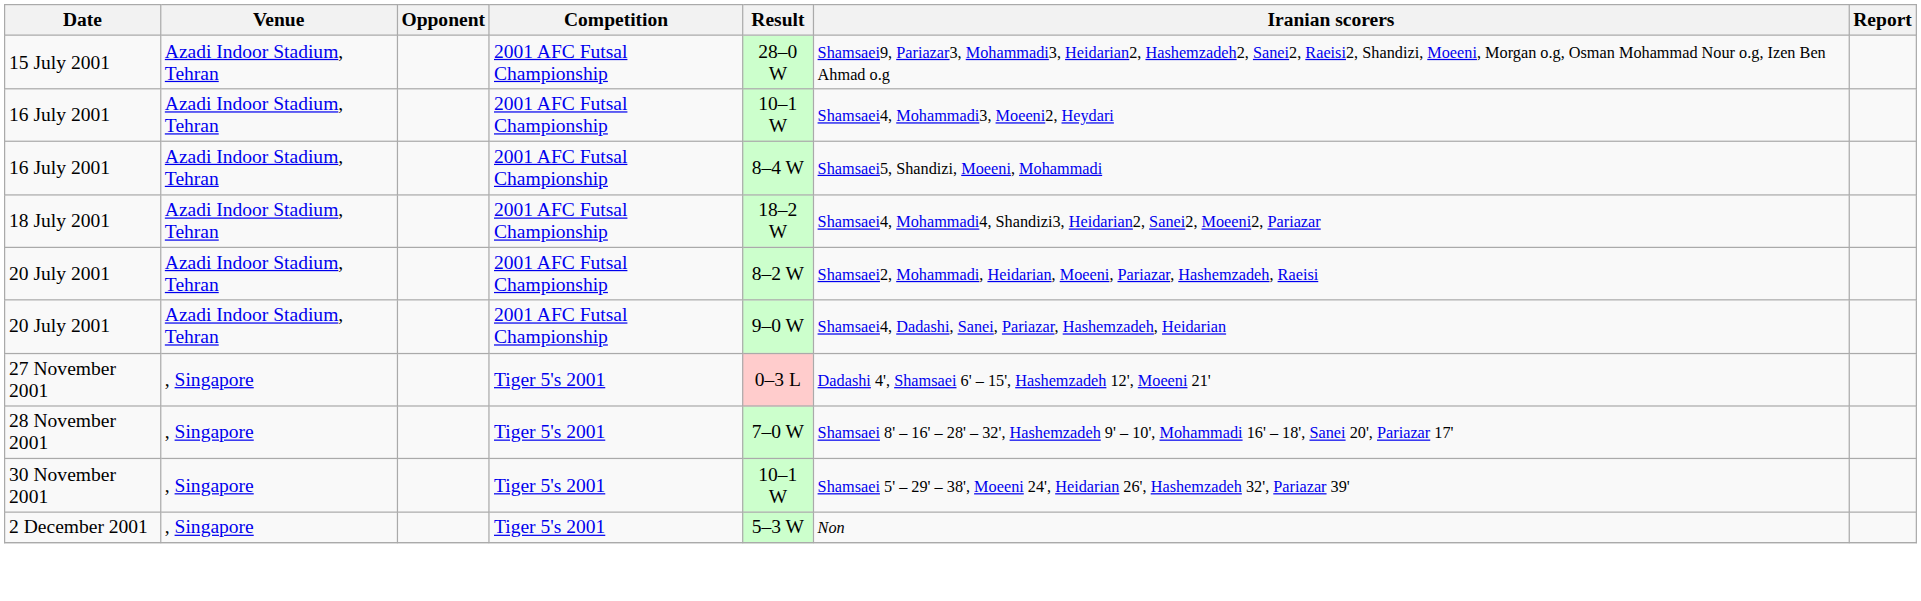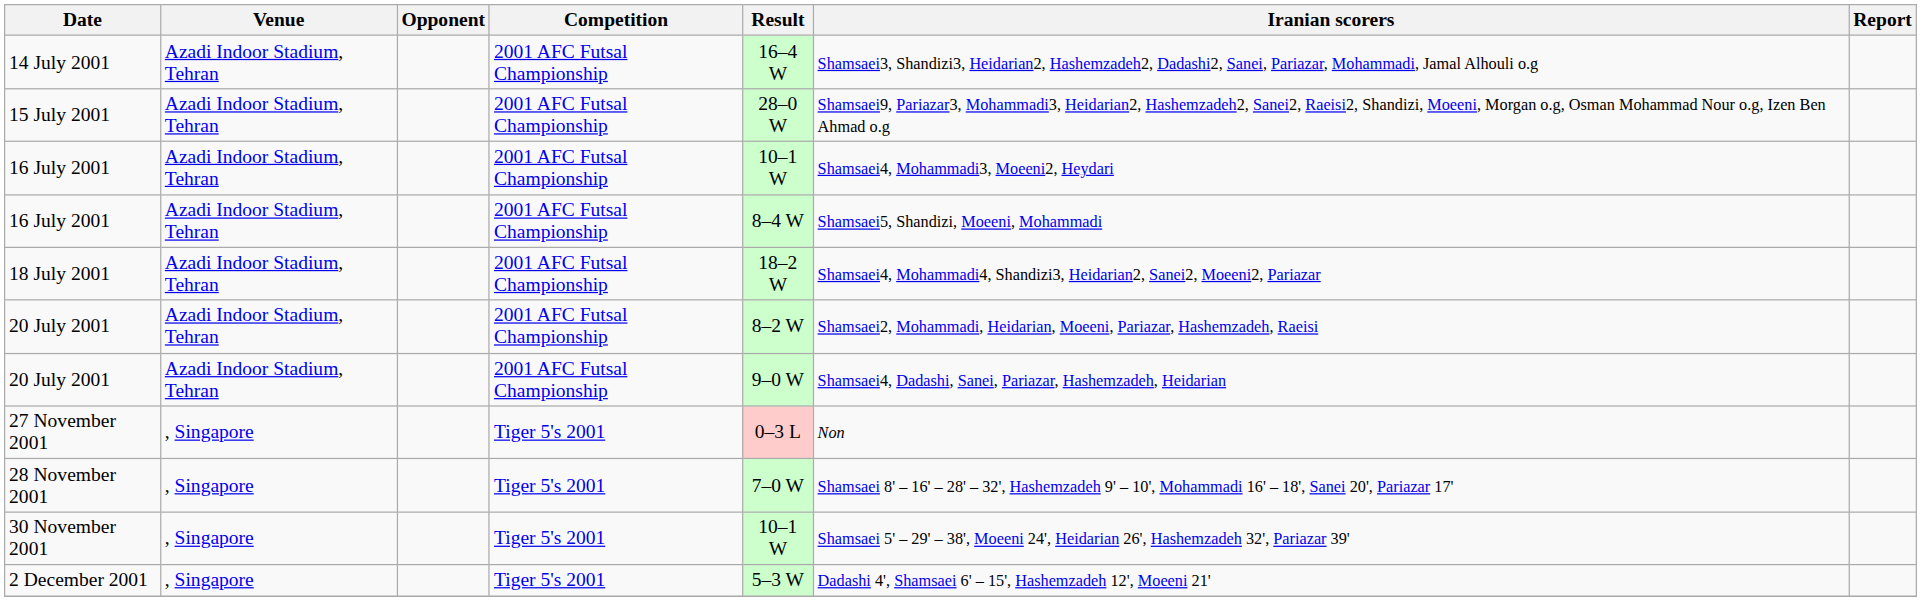+ row: (60, 61)
(1014, 380) Dadashi 4', Shamsaei 6' – 15', Hashemzadeh 12', Moeeni 21' -> (831, 433) Non
(831, 528) Non -> (1014, 581) Dadashi 4', Shamsaei 6' – 15', Hashemzadeh 12', Moeeni 21'
